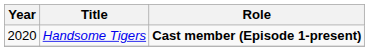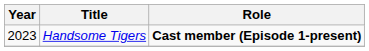(22, 35) 2020 -> (22, 35) 2023
